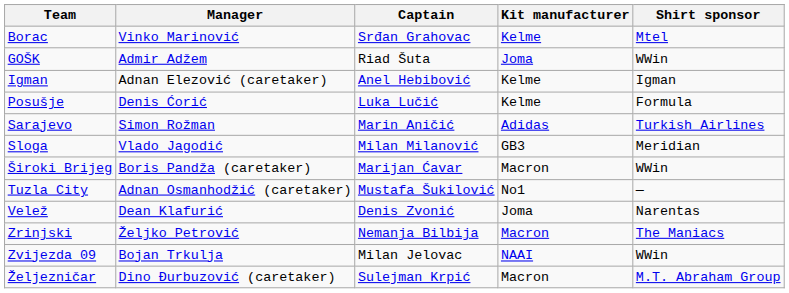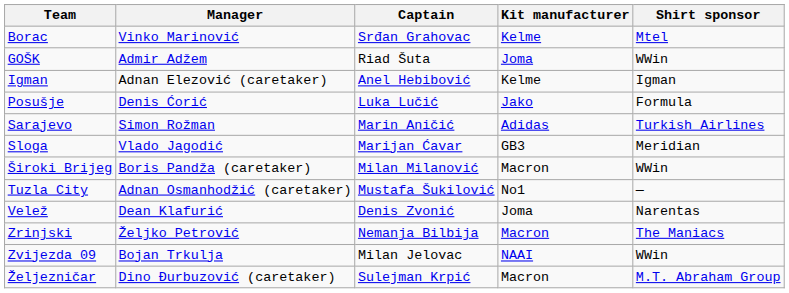(521, 103) Kelme -> (517, 103) Jako
(418, 146) Milan Milanović -> (410, 146) Marijan Ćavar
(410, 168) Marijan Ćavar -> (418, 168) Milan Milanović
